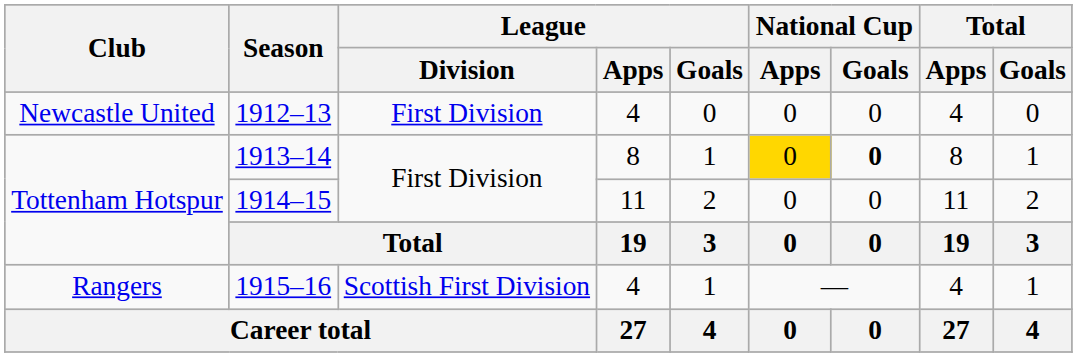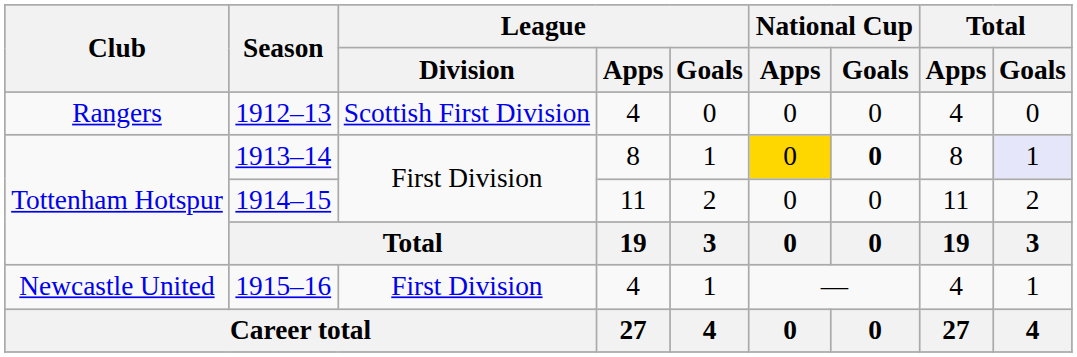(117, 112) Newcastle United -> (117, 112) Rangers
(467, 112) First Division -> (467, 112) Scottish First Division
(1033, 156) no background -> (1033, 156) lavender background
(117, 286) Rangers -> (117, 286) Newcastle United
(467, 286) Scottish First Division -> (467, 286) First Division
